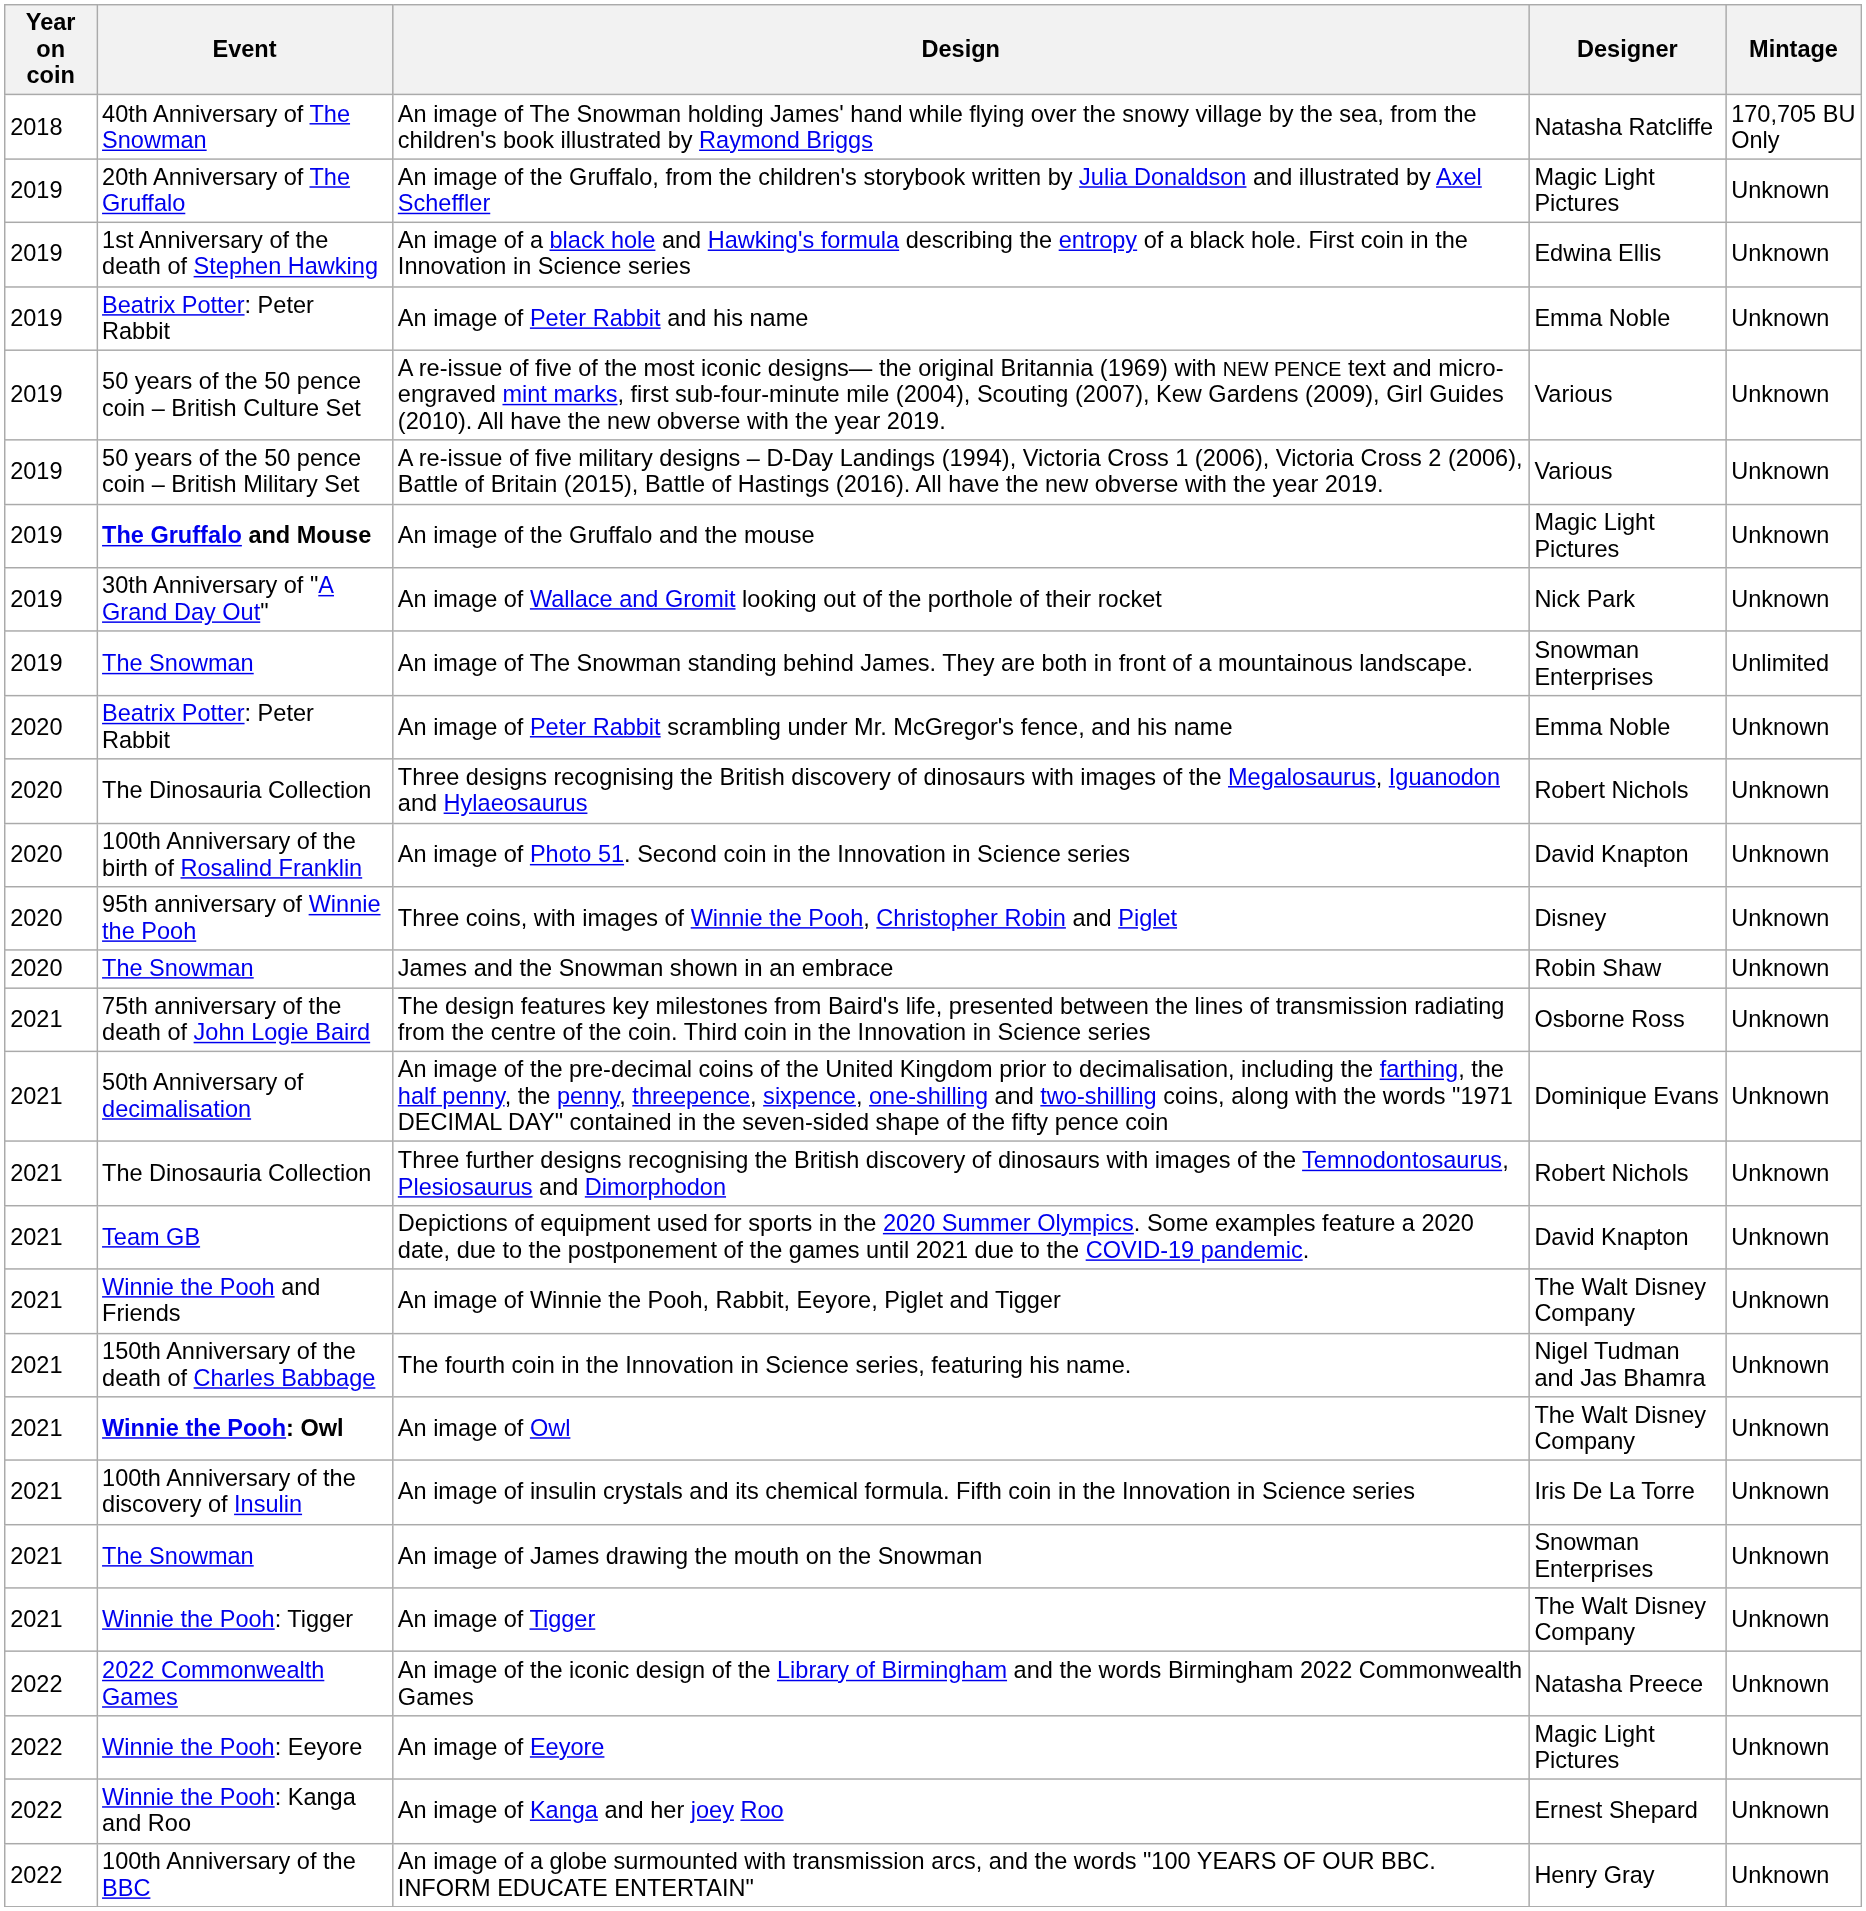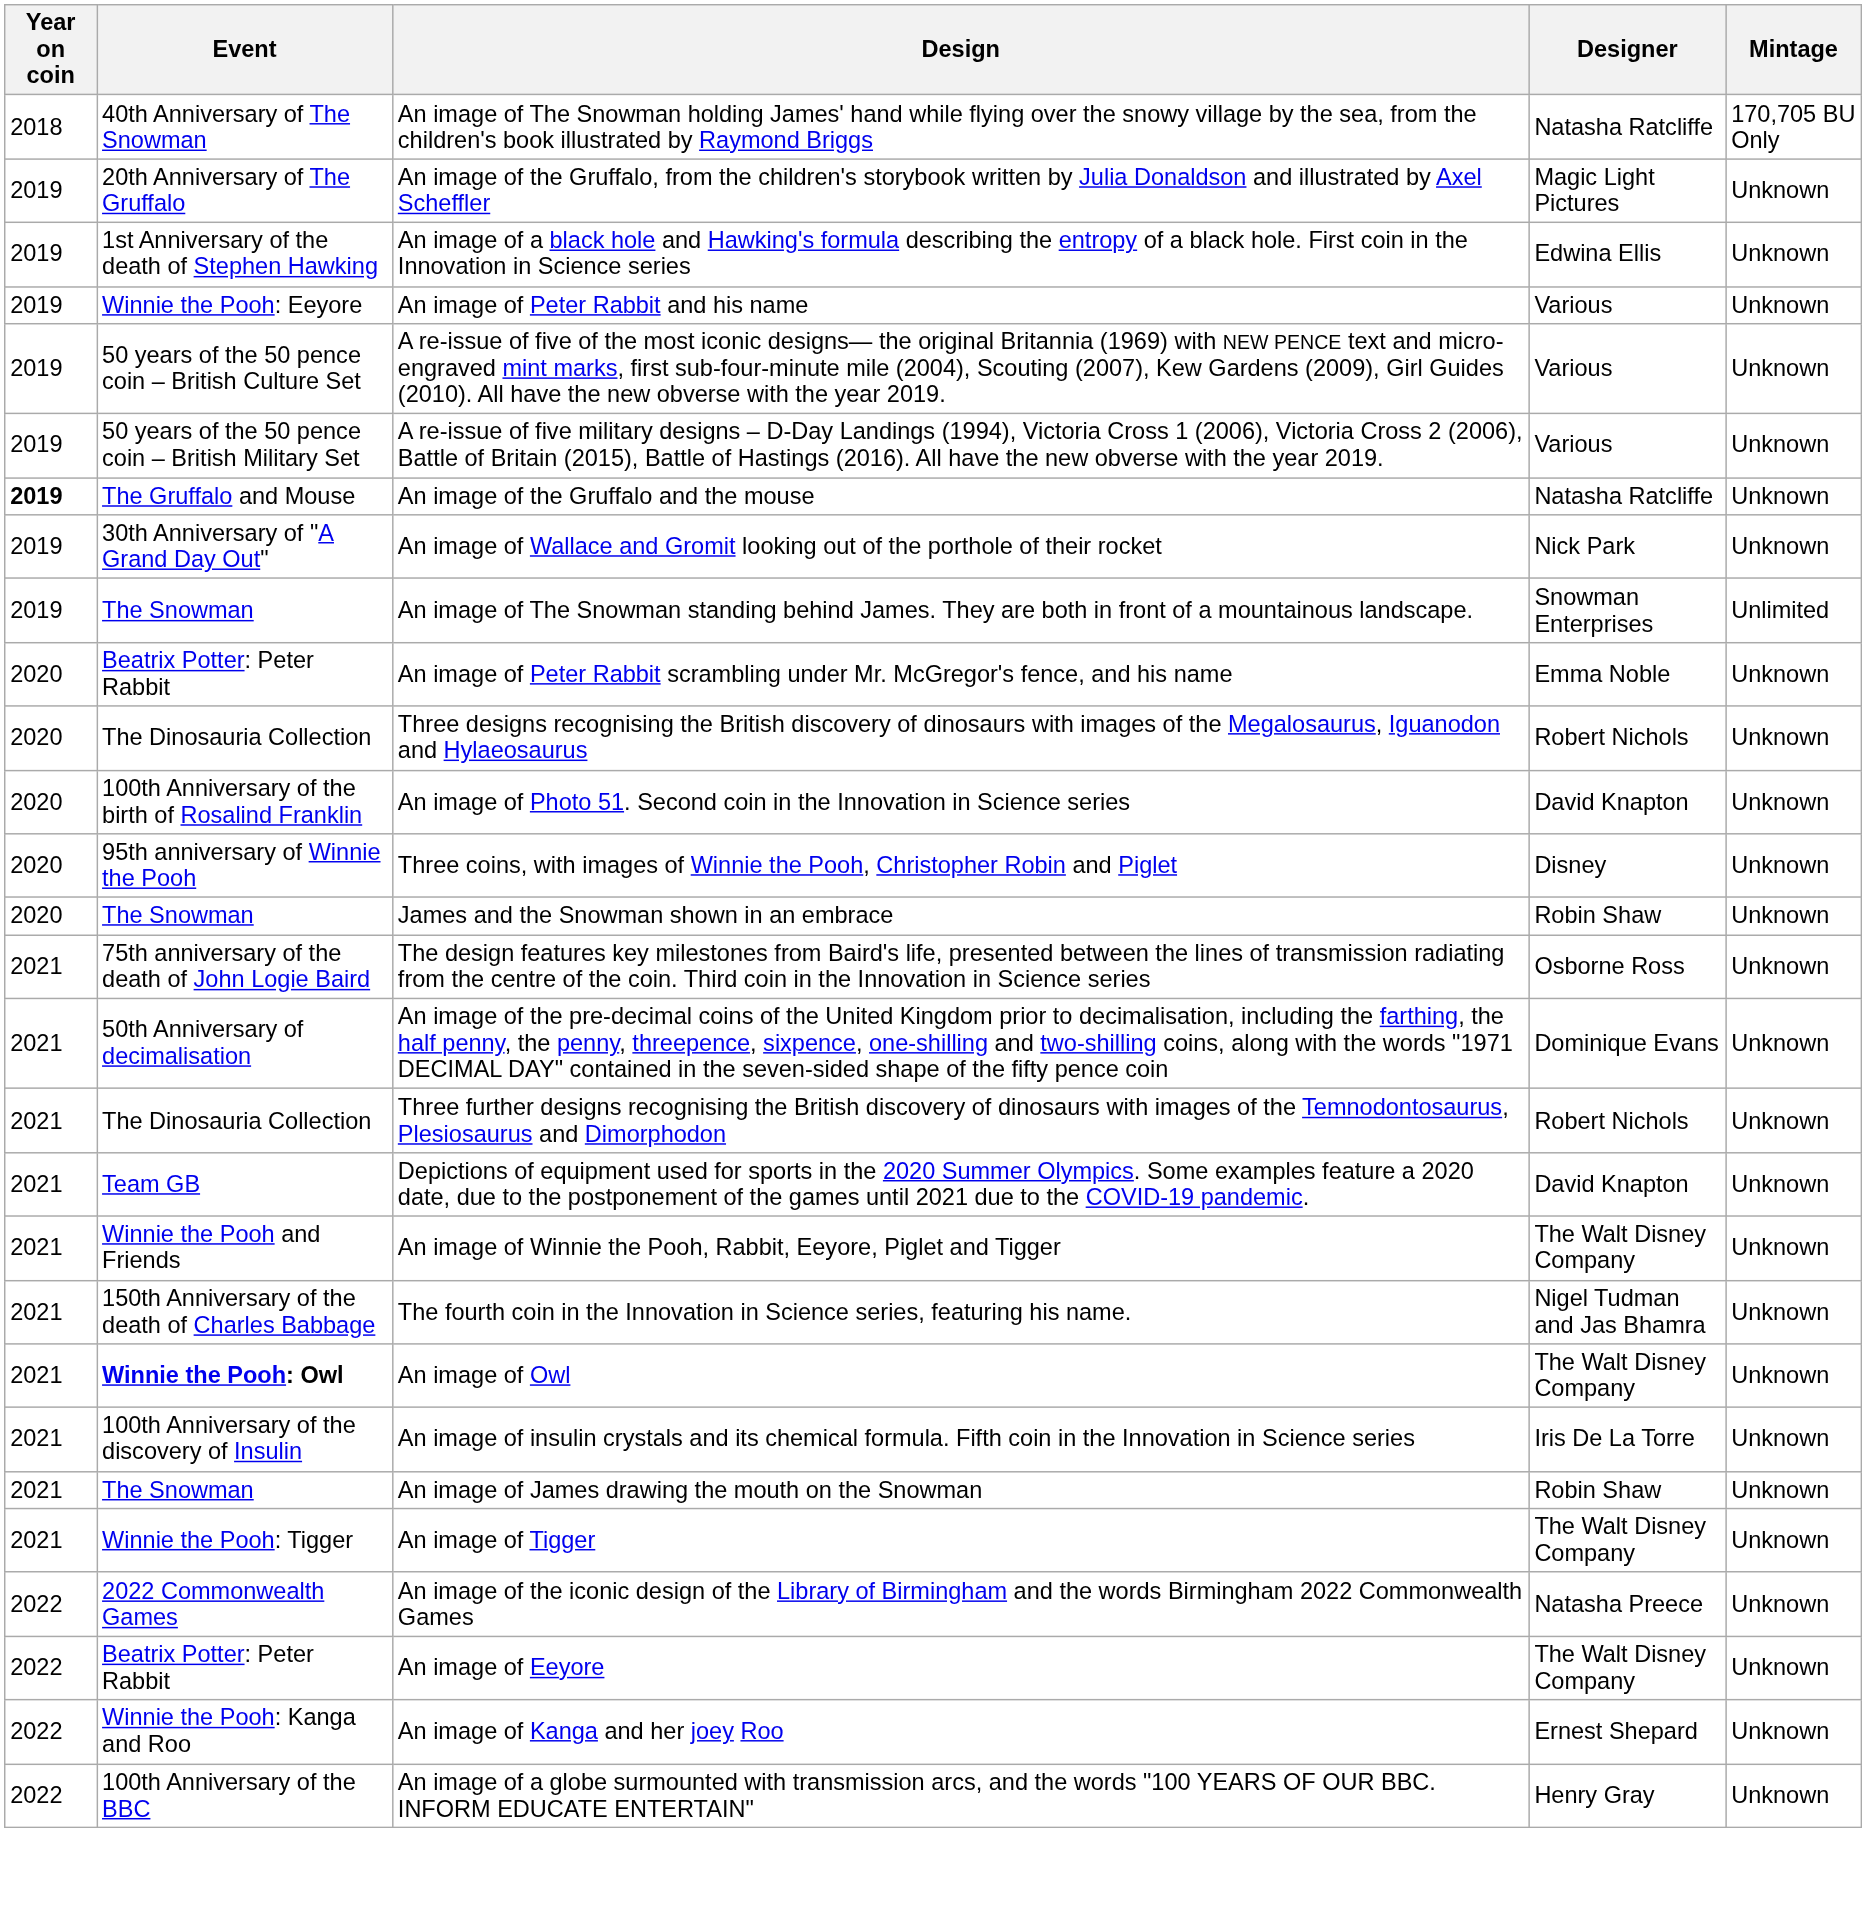(208, 317) Beatrix Potter: Peter Rabbit -> (232, 304) Winnie the Pooh: Eeyore
(1602, 317) Emma Noble -> (1573, 304) Various
(36, 535) normal -> (36, 495) bold
(237, 535) bold -> (229, 495) normal
(1595, 535) Magic Light Pictures -> (1624, 495) Natasha Ratcliffe
(1594, 1555) Snowman Enterprises -> (1598, 1489) Robin Shaw
(232, 1747) Winnie the Pooh: Eeyore -> (208, 1667) Beatrix Potter: Peter Rabbit
(1595, 1747) Magic Light Pictures -> (1620, 1667) The Walt Disney Company
